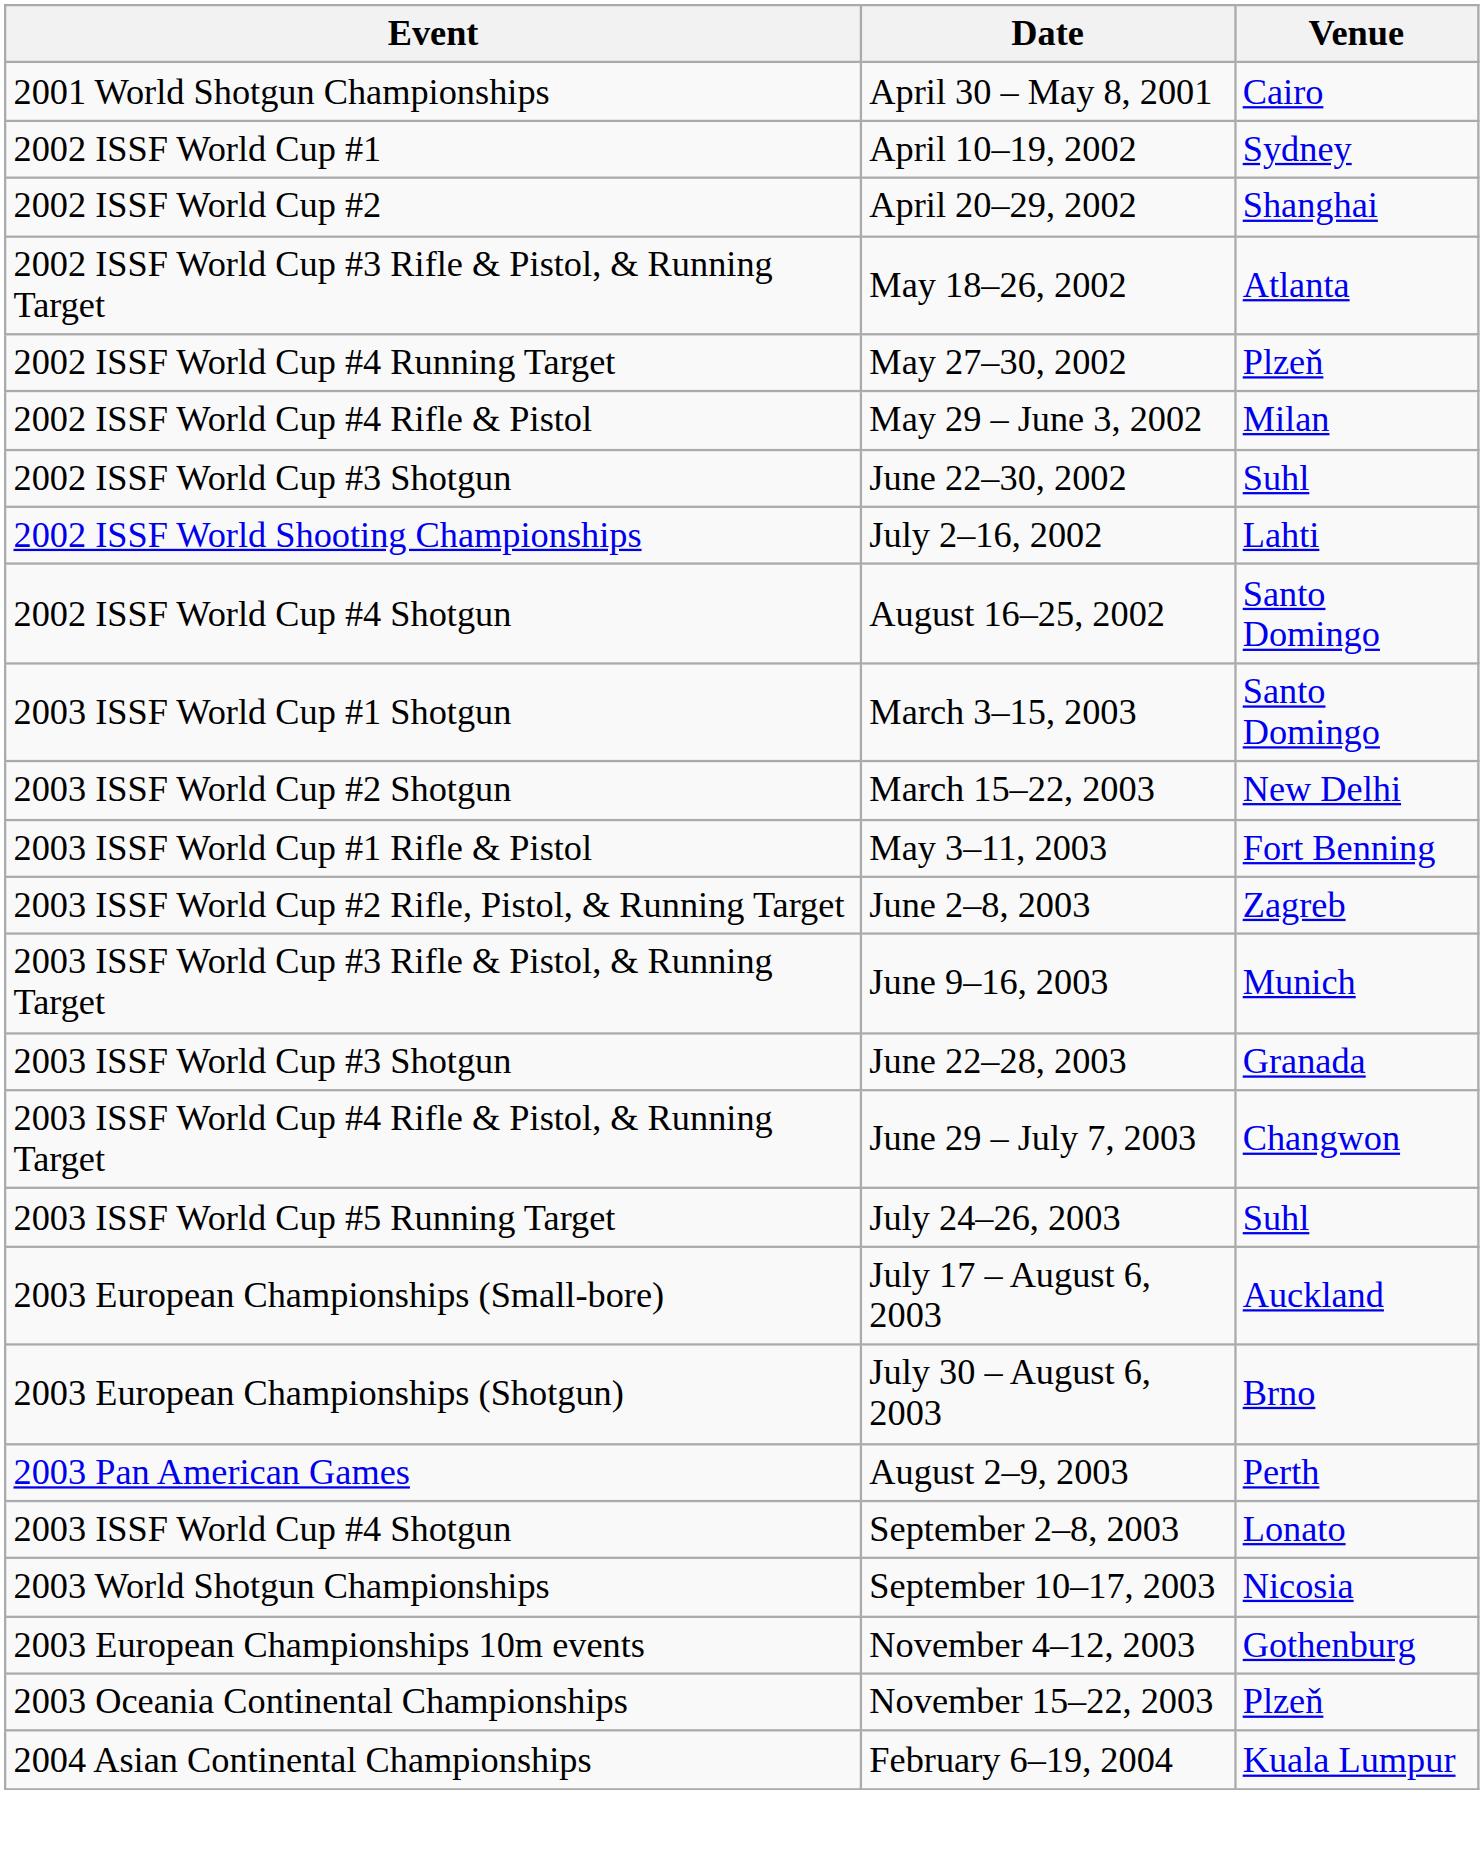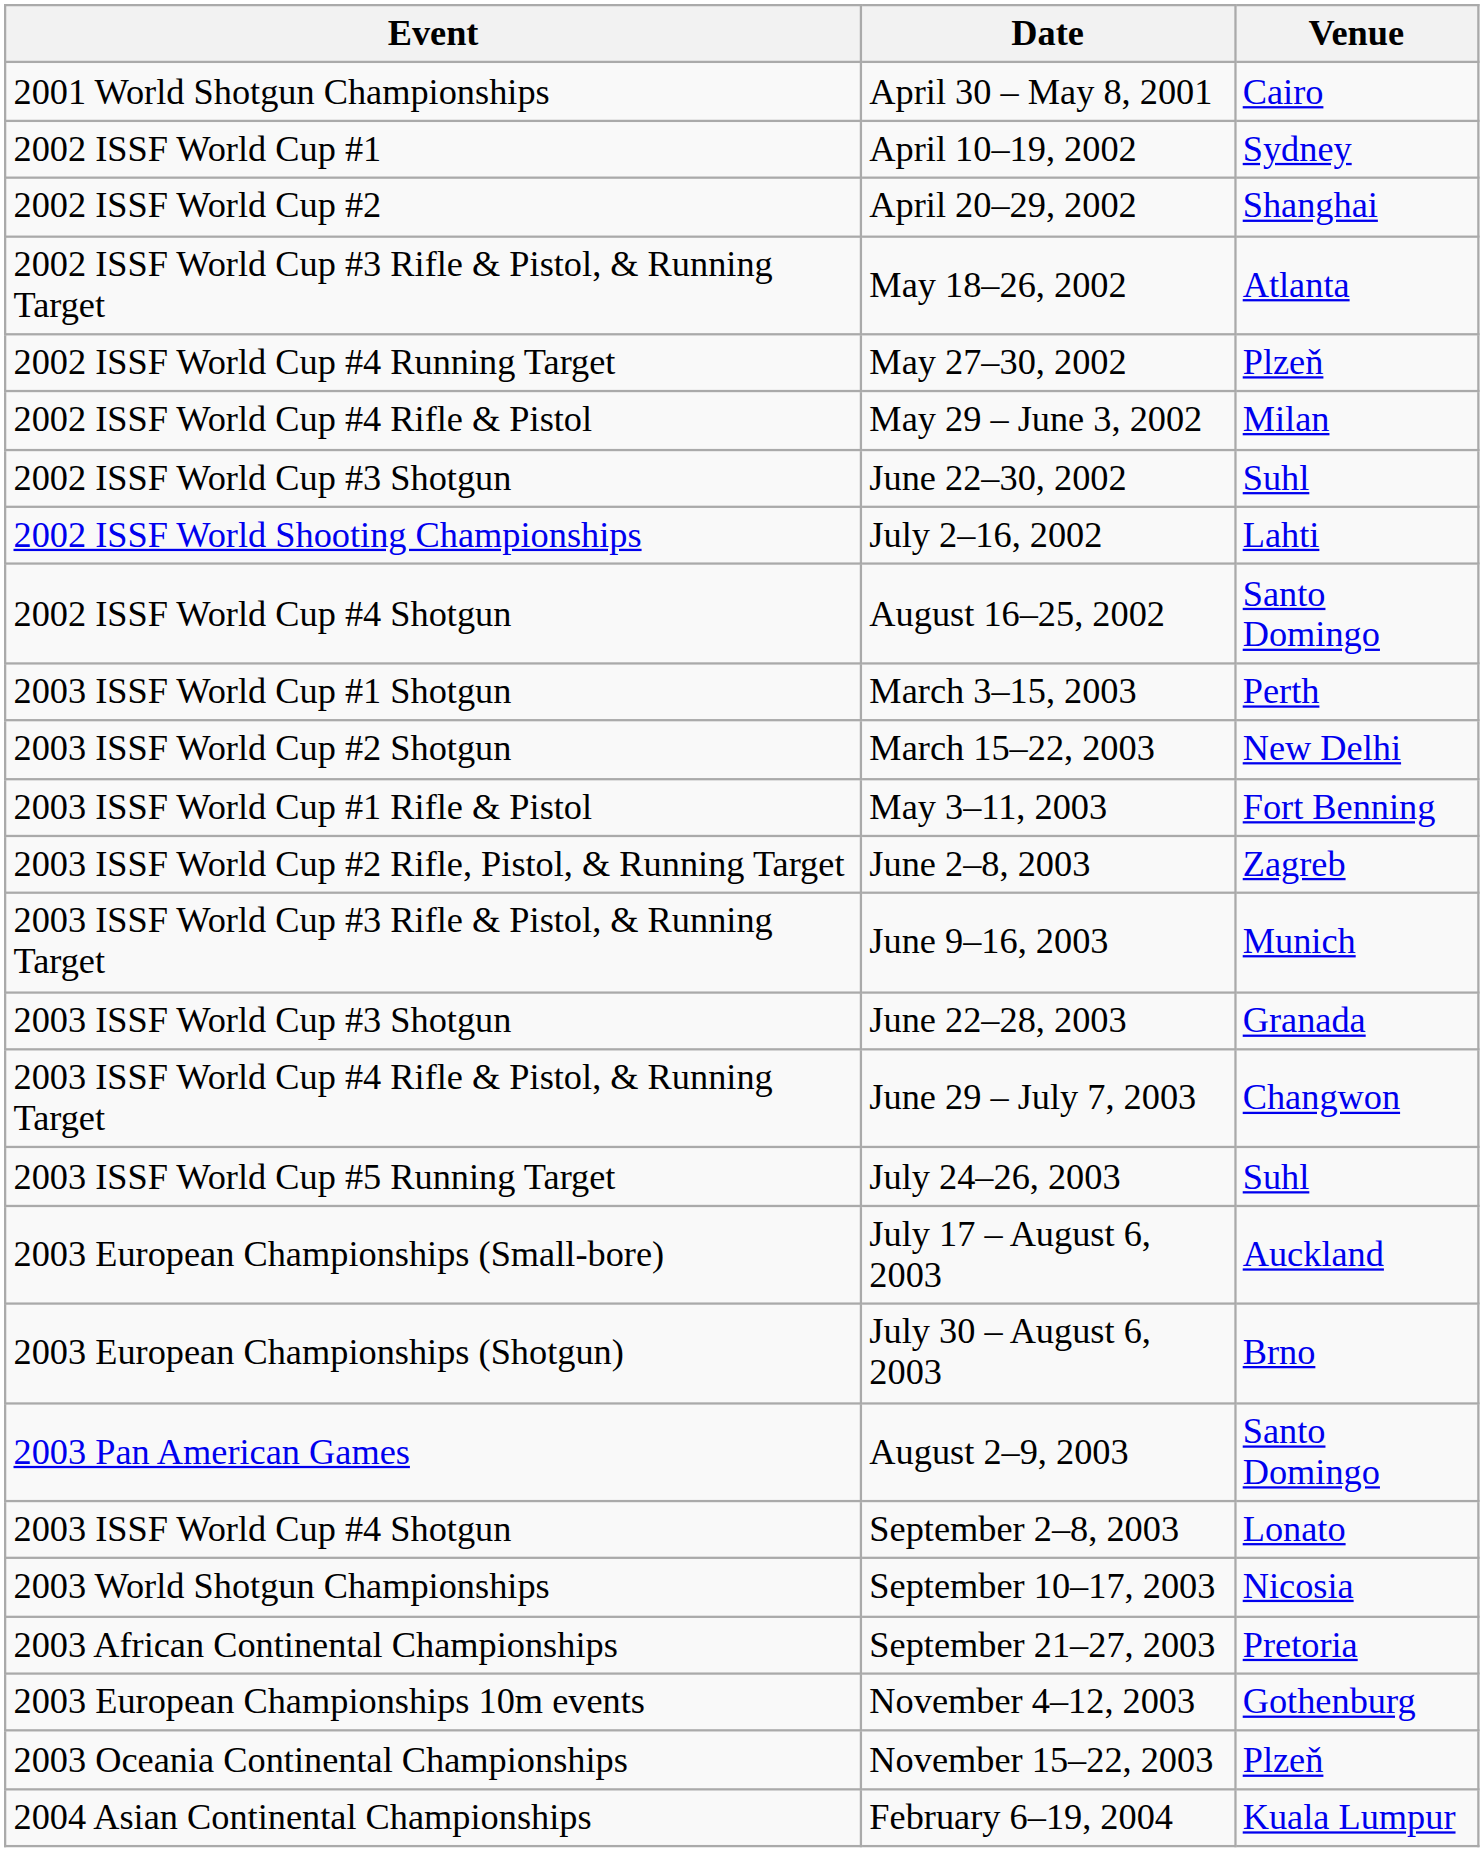(1311, 711) Santo Domingo -> (1281, 691) Perth
(1281, 1471) Perth -> (1311, 1450) Santo Domingo
+ row: (316, 1644)
